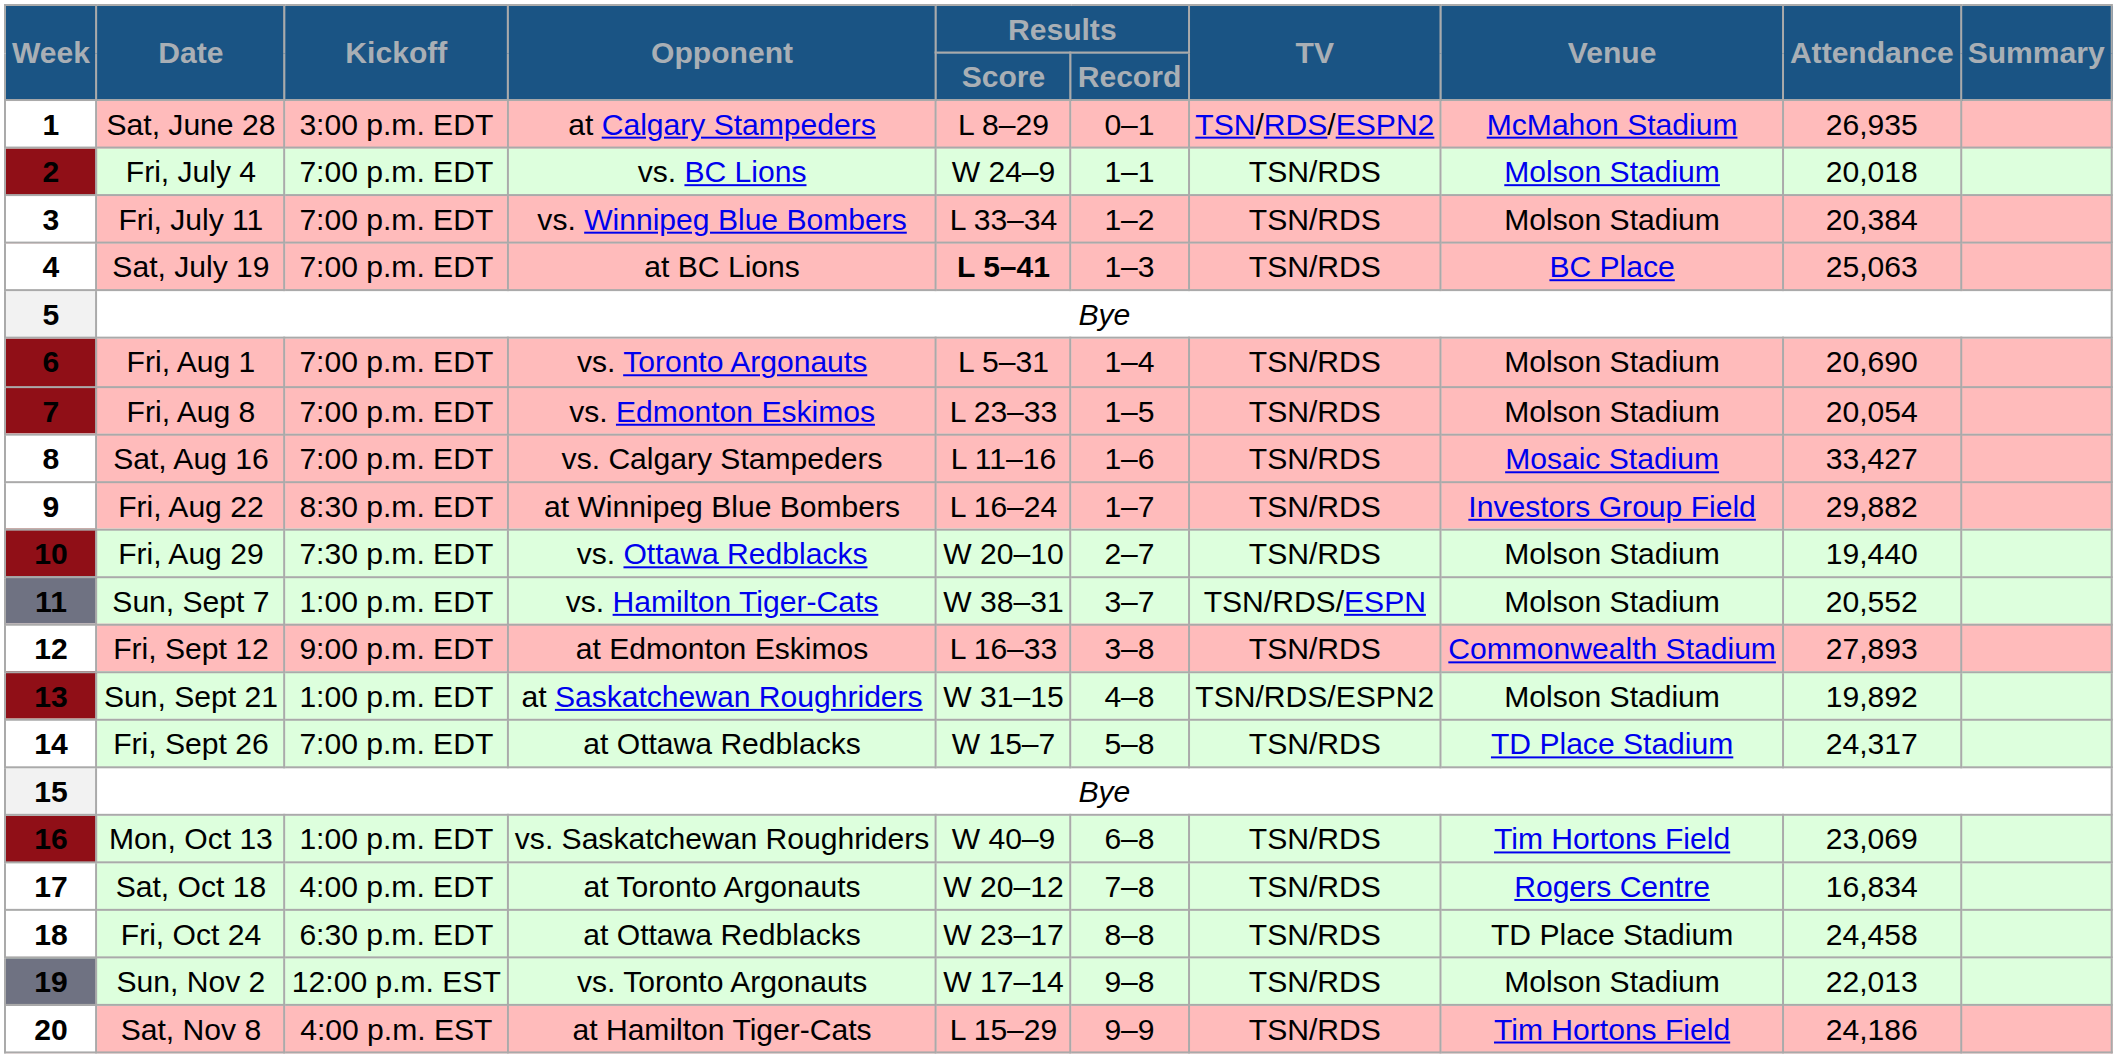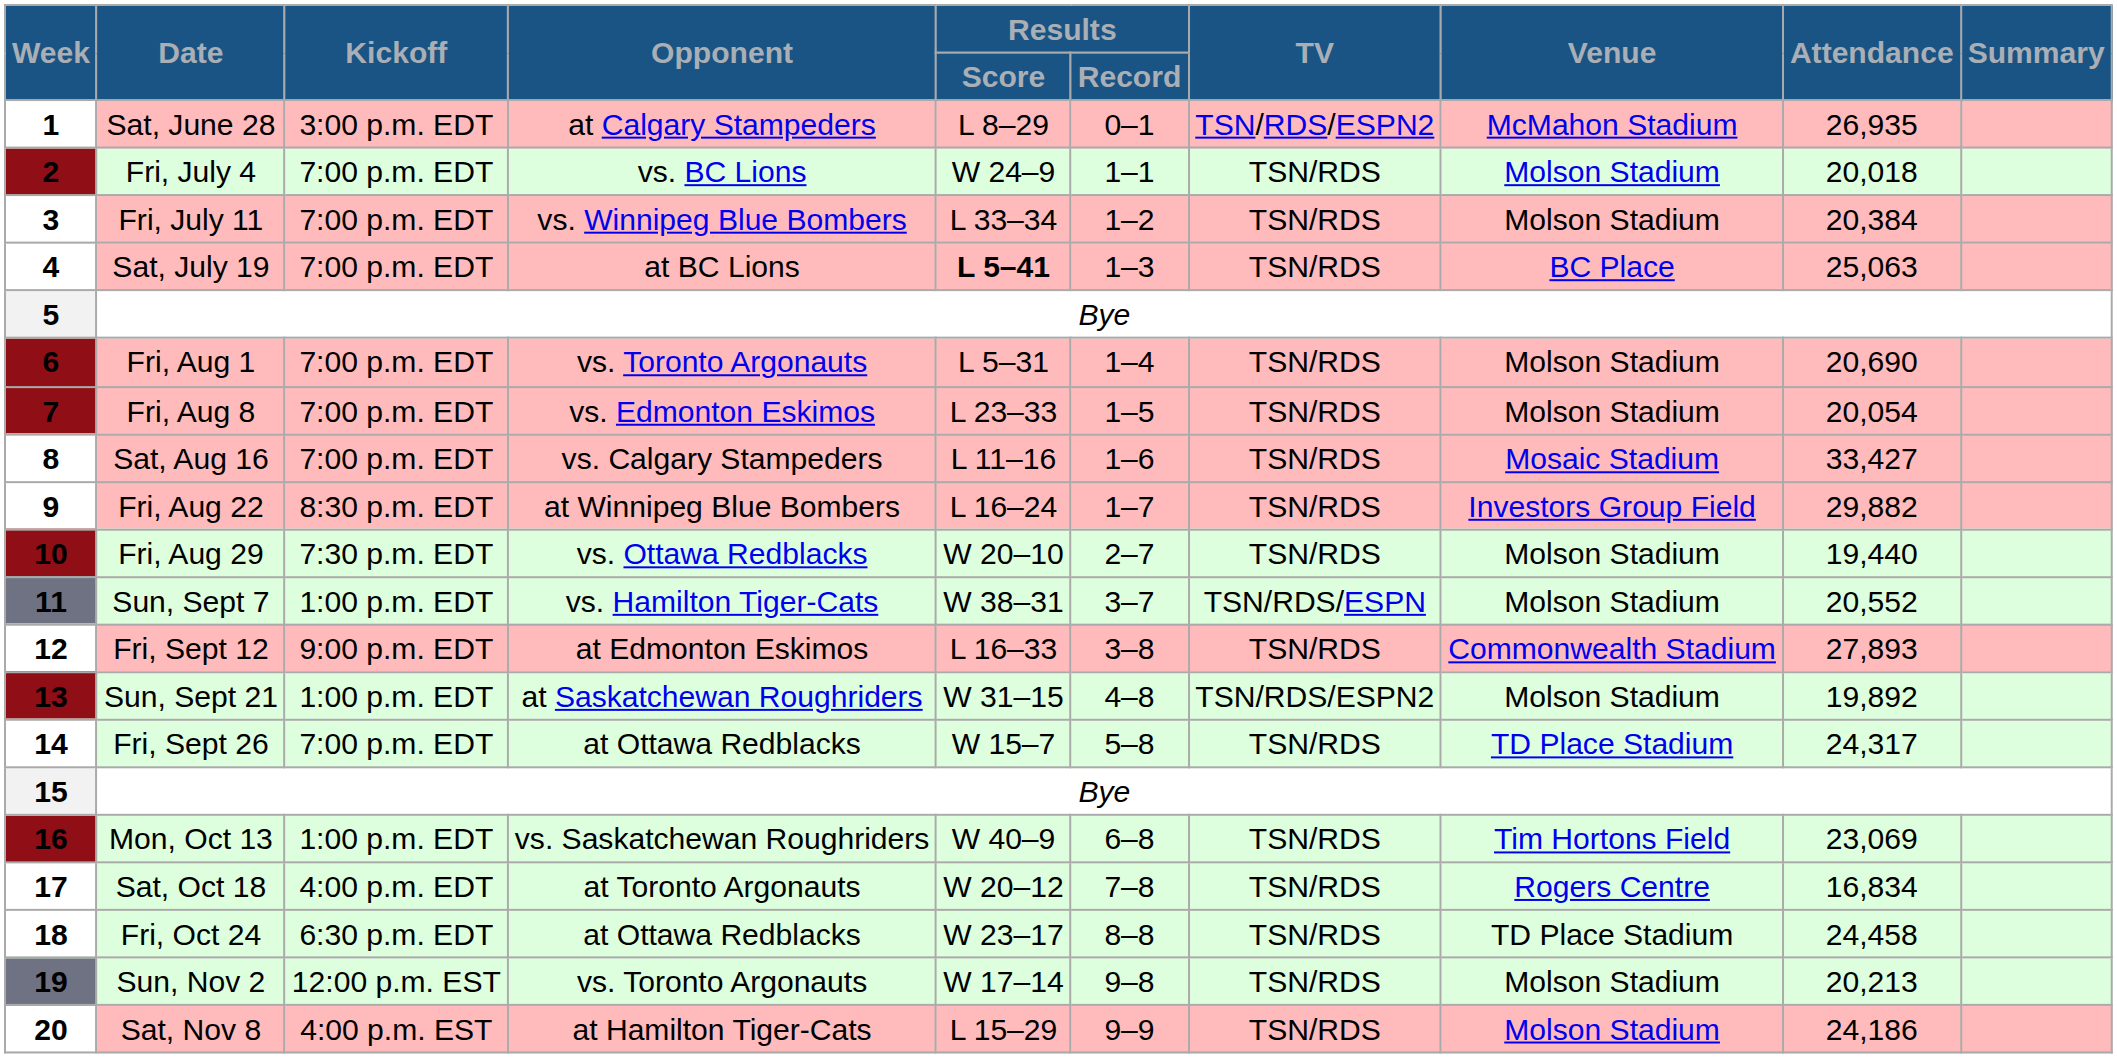(1872, 982) 22,013 -> (1872, 982) 20,213
(1612, 1030) Tim Hortons Field -> (1612, 1030) Molson Stadium
